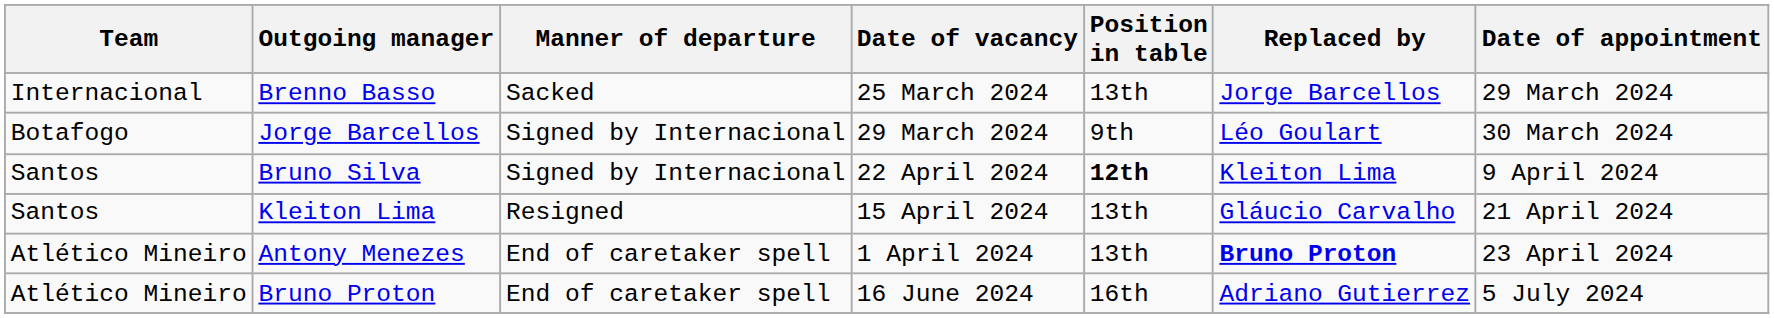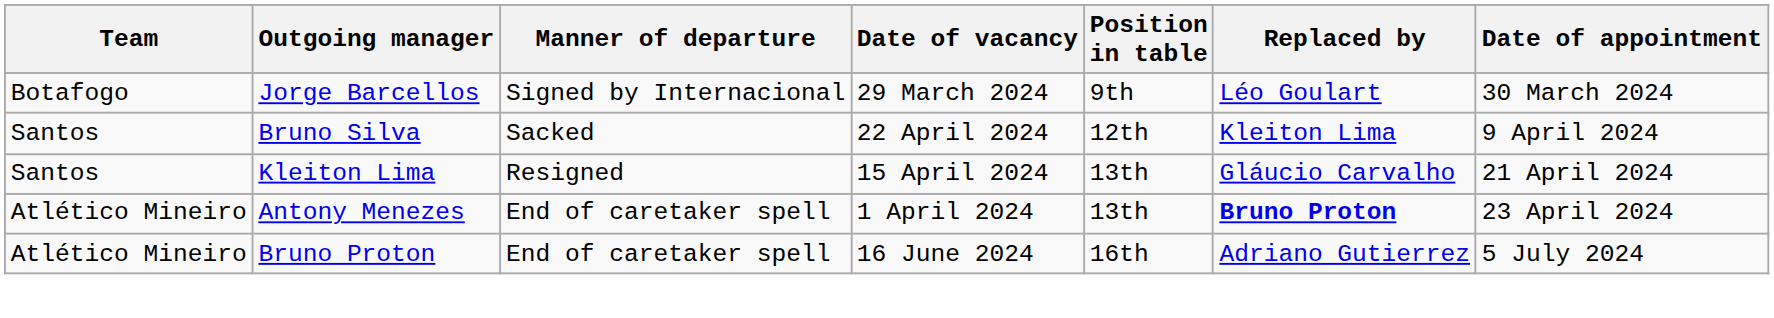- row: (347, 93)
(676, 173) Signed by Internacional -> (550, 133) Sacked
(1119, 173) bold -> (1119, 133) normal
